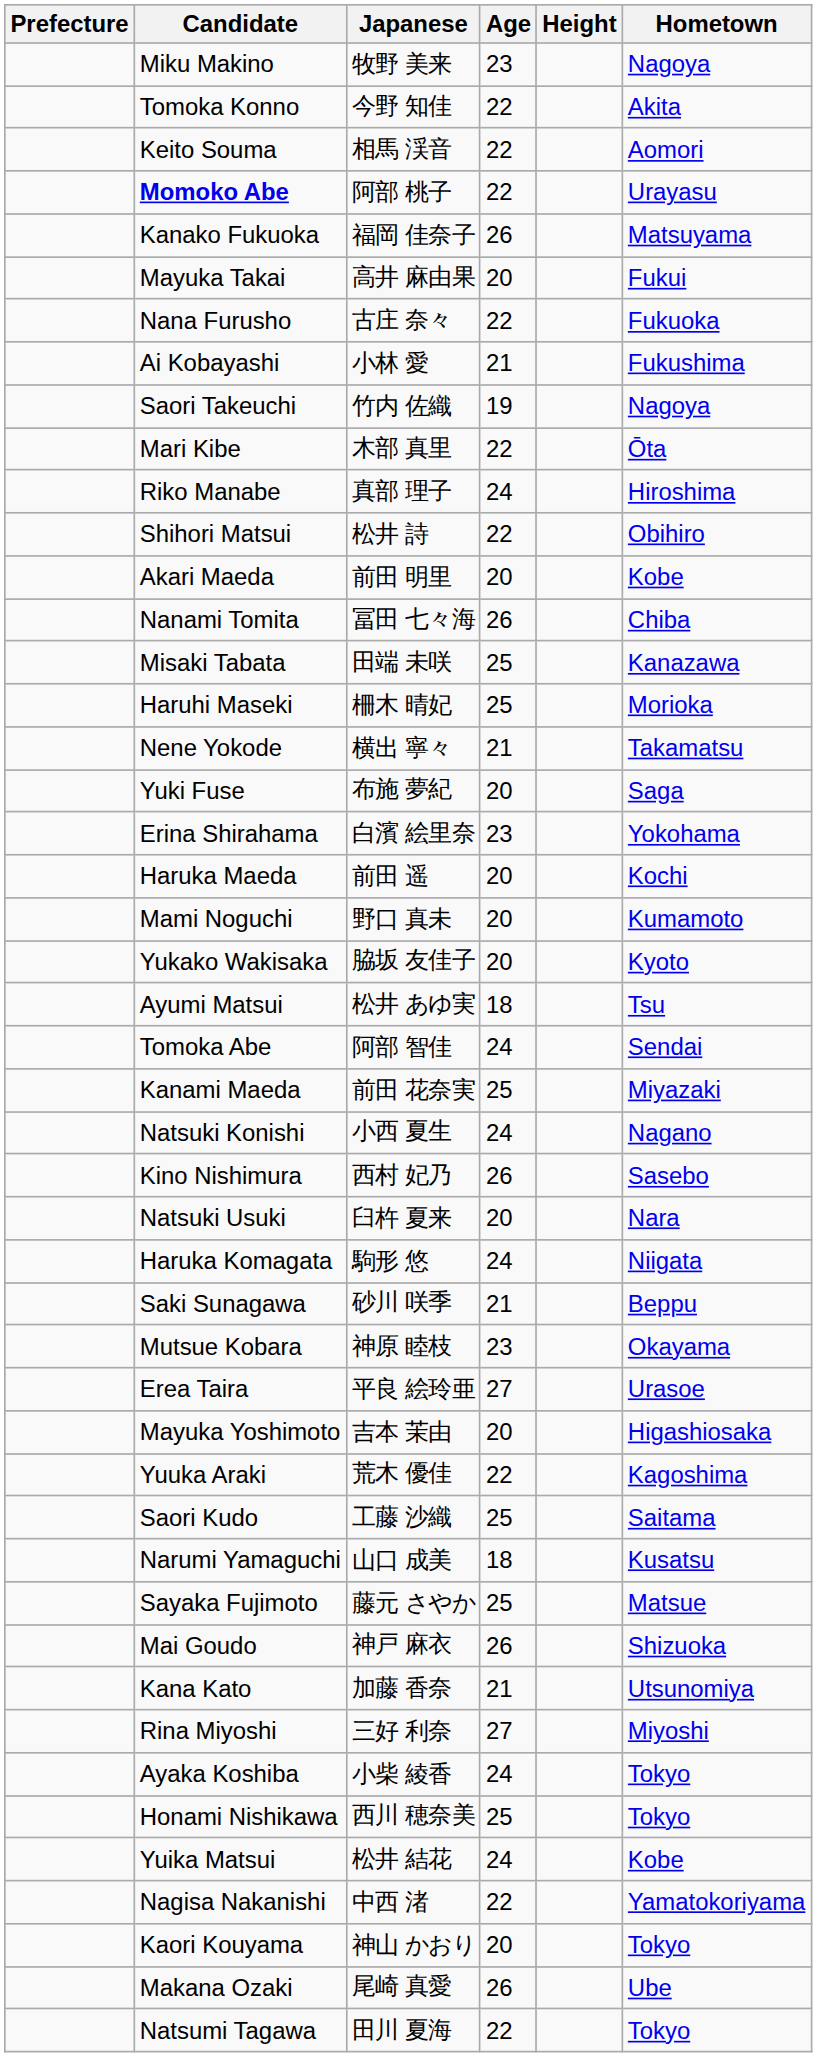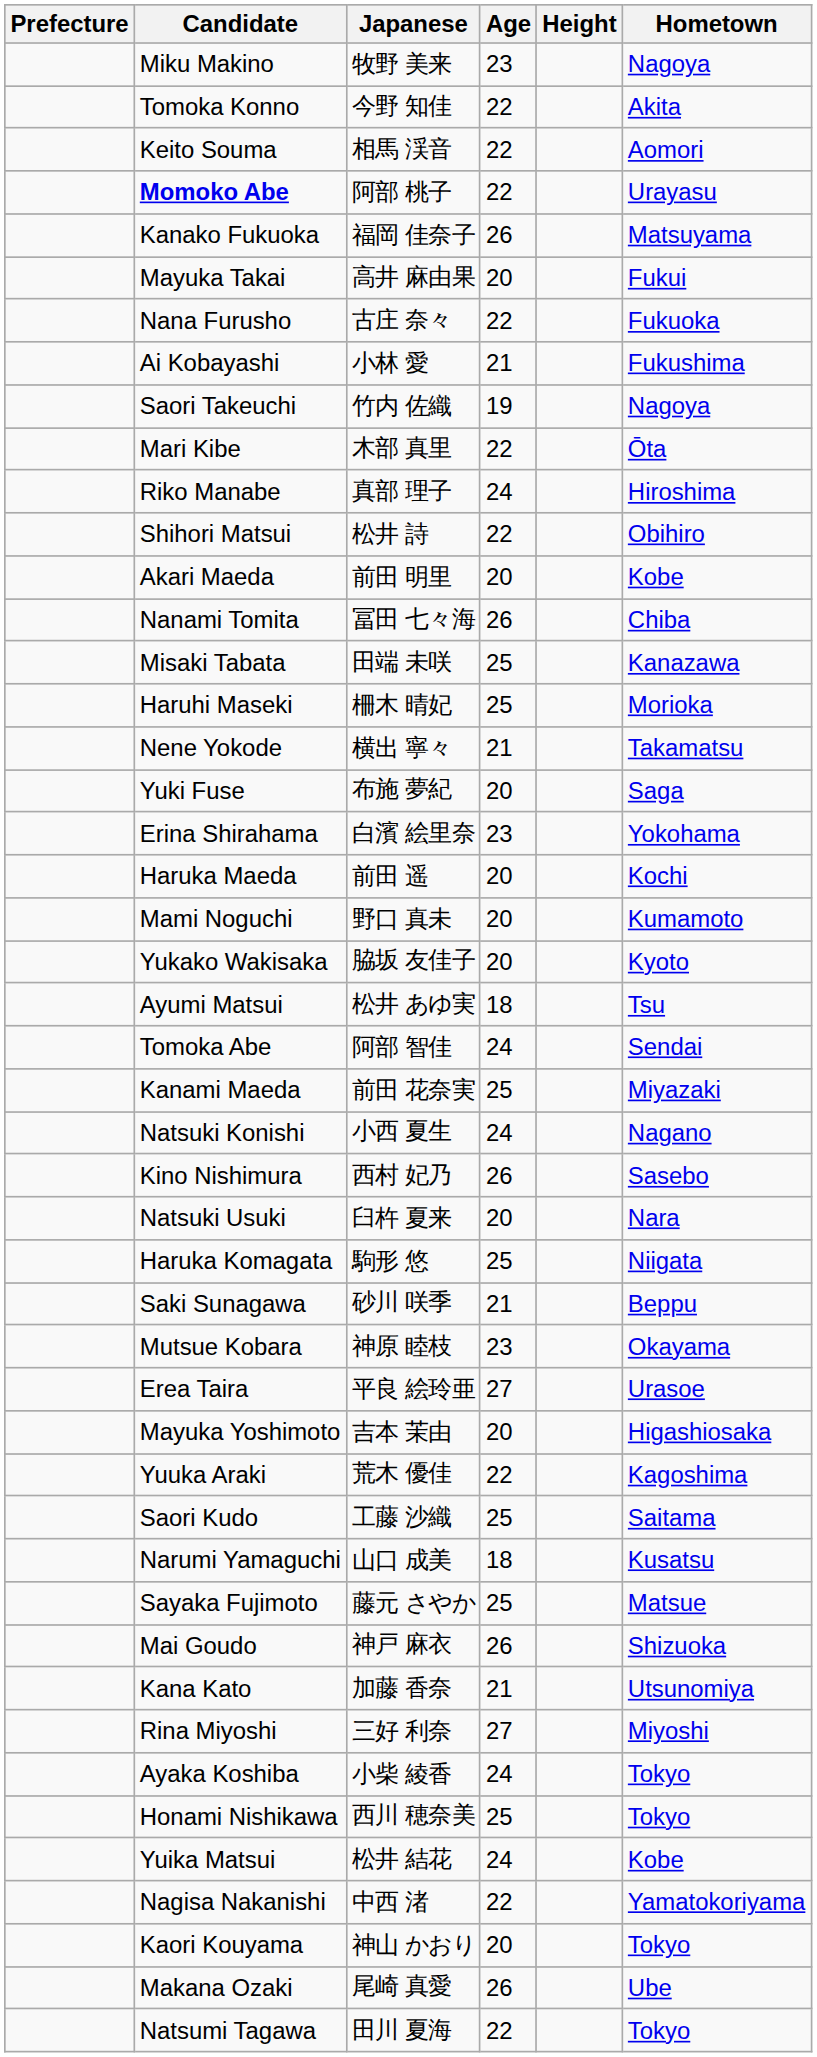(499, 1261) 24 -> (499, 1261) 25
